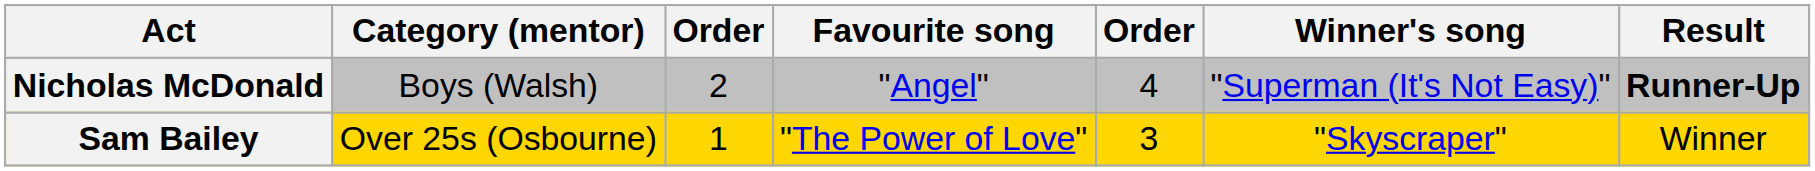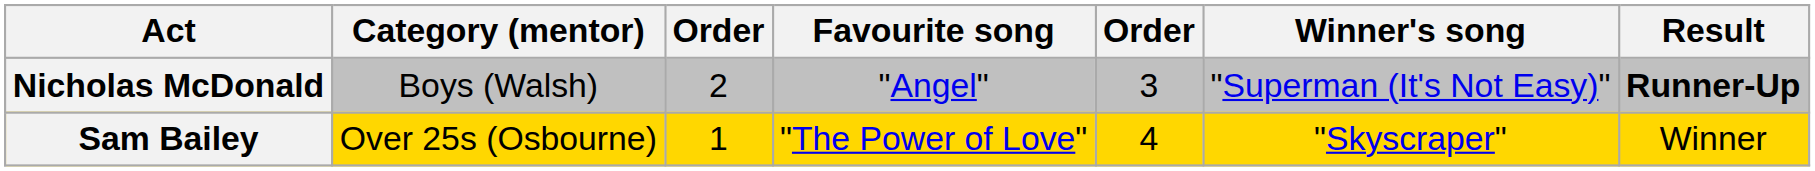(1149, 84) 4 -> (1149, 84) 3
(1149, 138) 3 -> (1149, 138) 4
